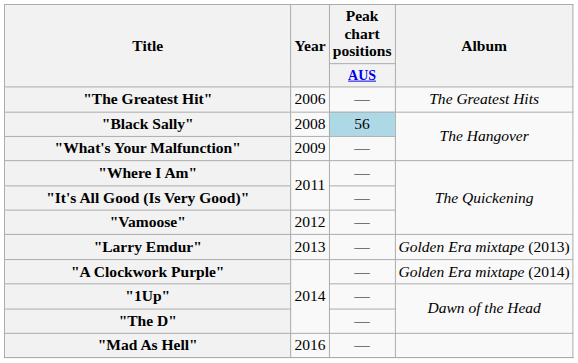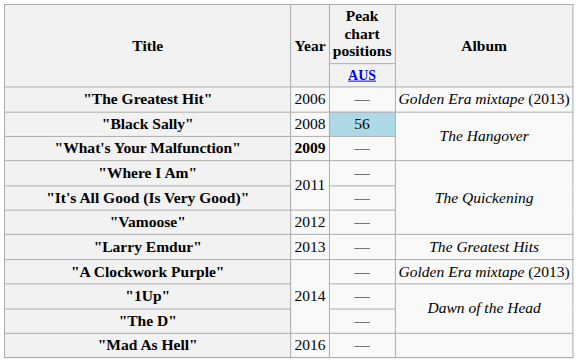(484, 99) The Greatest Hits -> (484, 99) Golden Era mixtape (2013)
(310, 148) normal -> (310, 148) bold
(484, 247) Golden Era mixtape (2013) -> (484, 247) The Greatest Hits
(484, 271) Golden Era mixtape (2014) -> (484, 271) Golden Era mixtape (2013)
